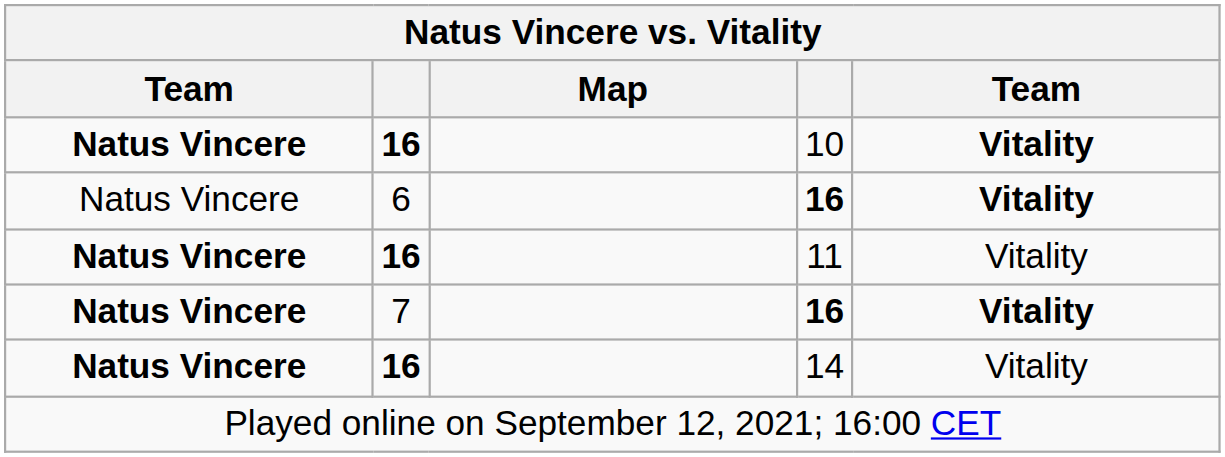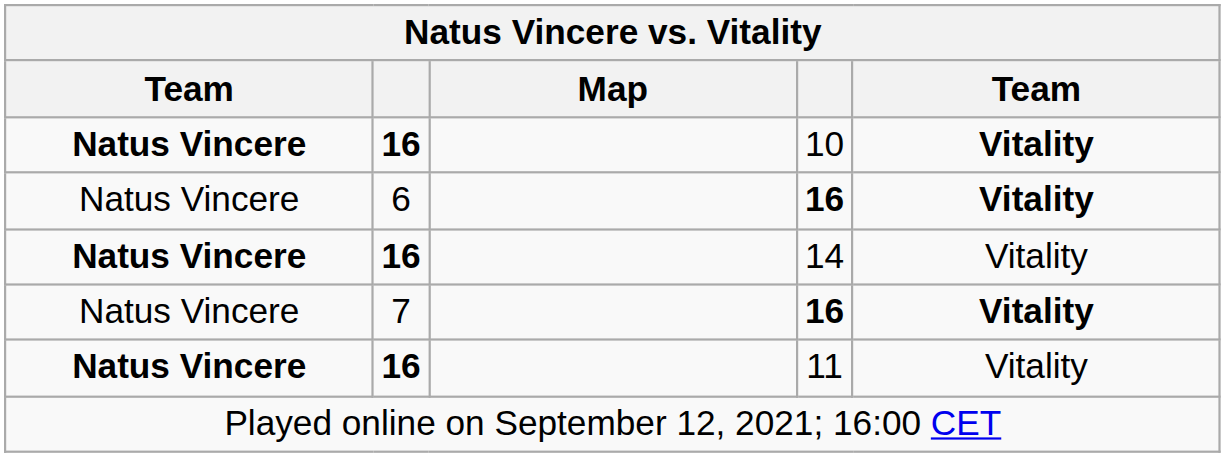rows swapped: (401, 255) <-> (401, 367)
(189, 311) bold -> (189, 311) normal
